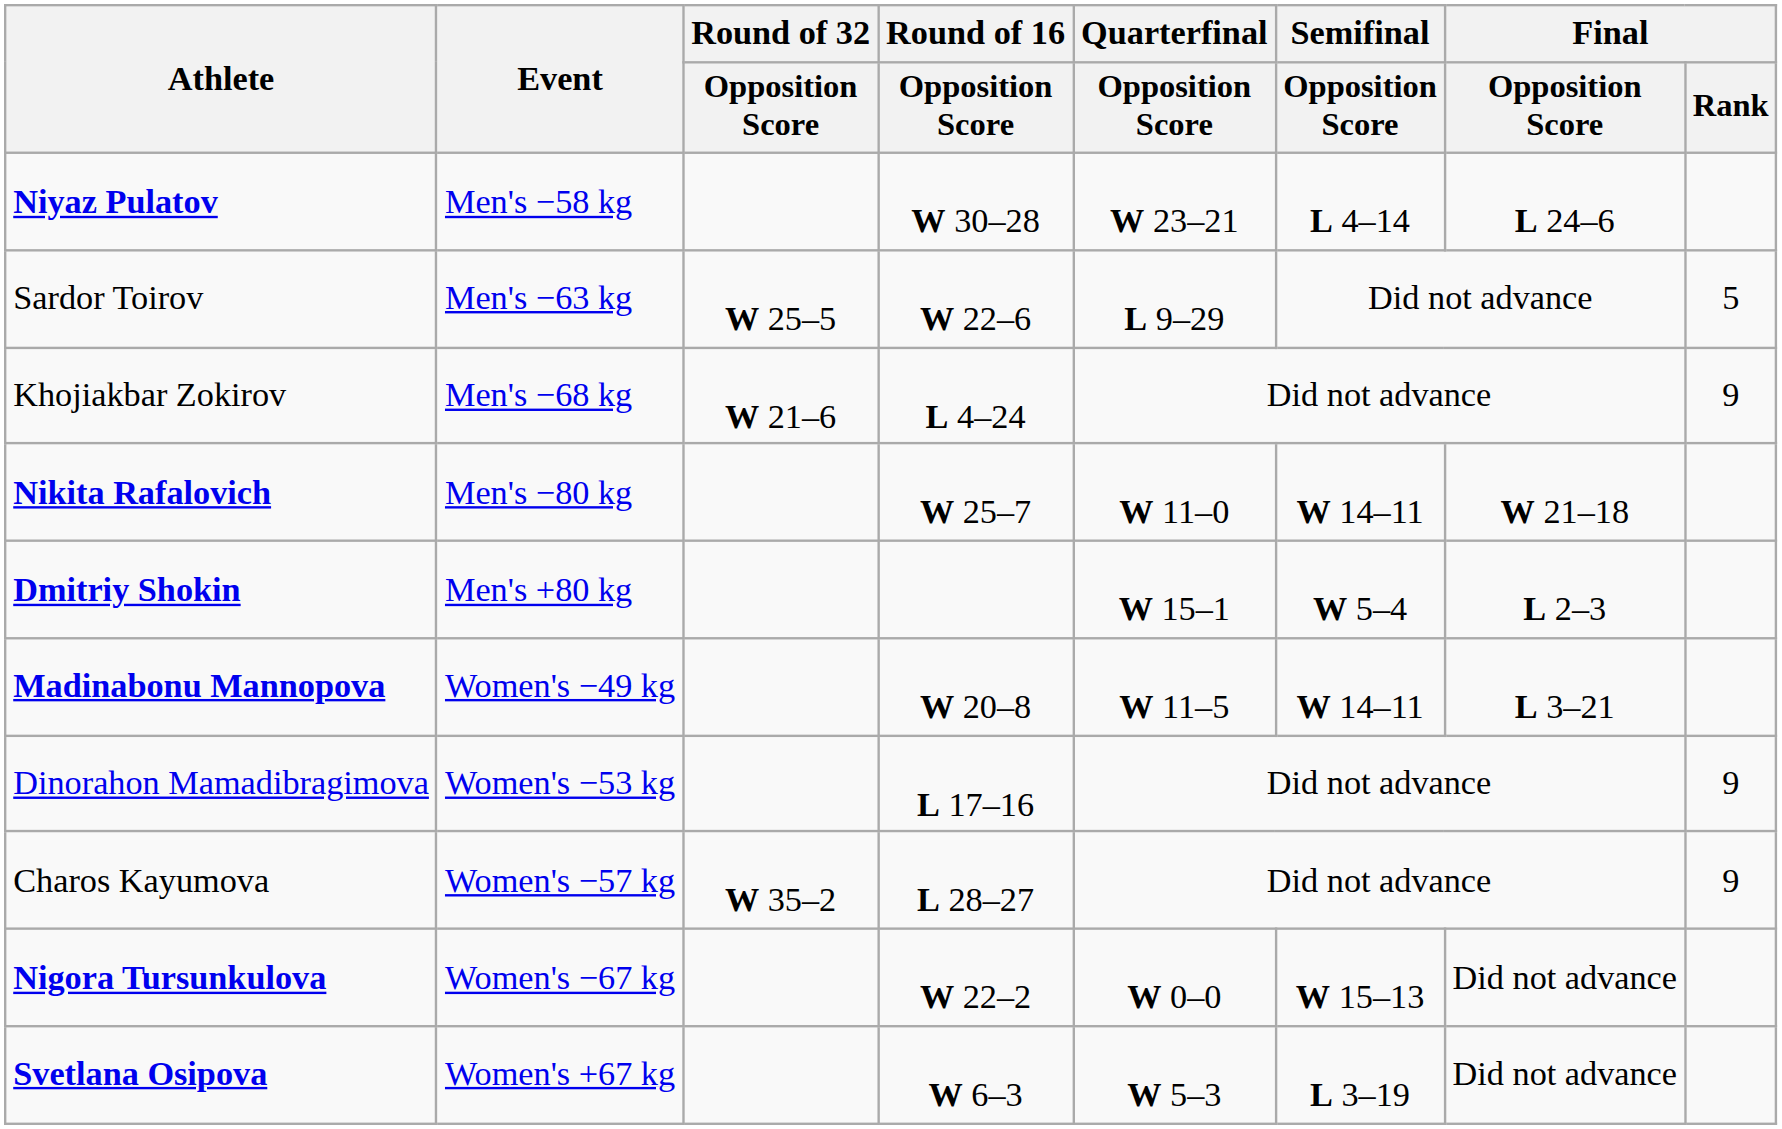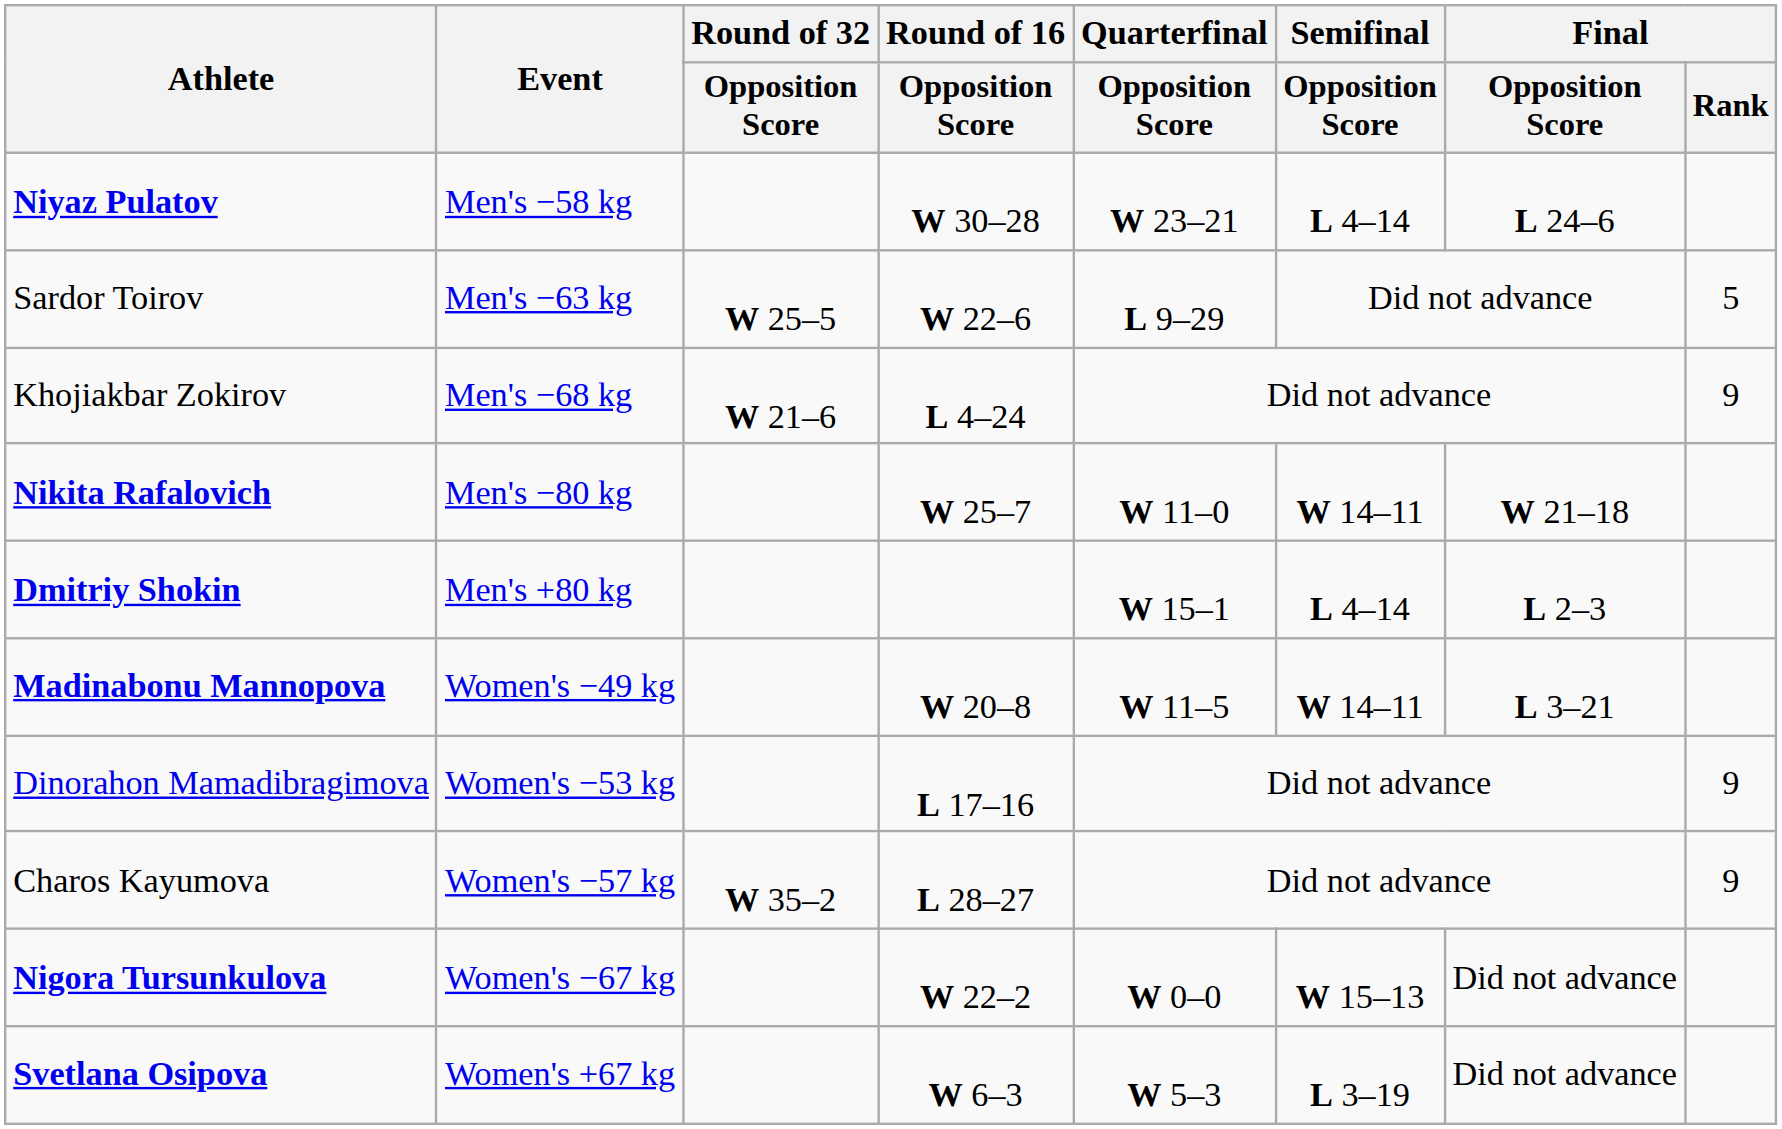(1360, 609) W 5–4 -> (1360, 609) L 4–14
